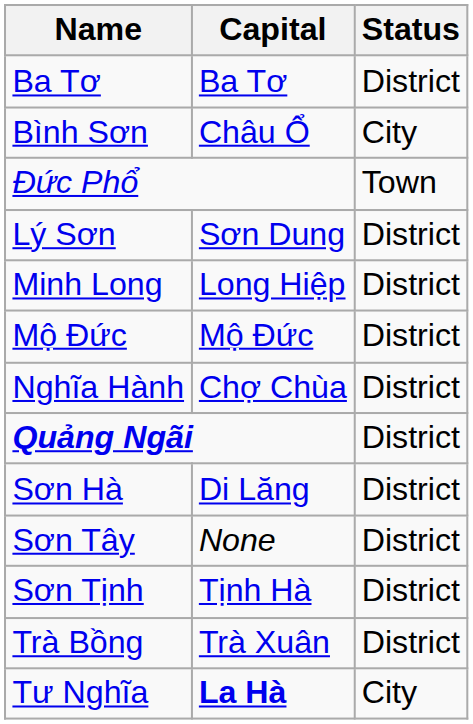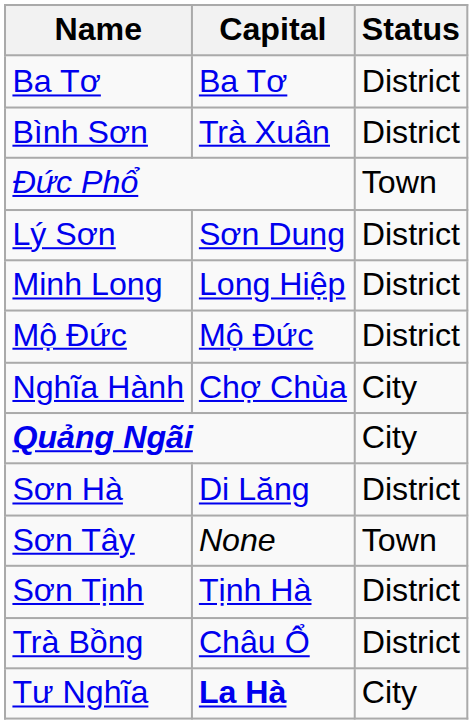(254, 132) Châu Ổ -> (264, 132) Trà Xuân
(389, 132) City -> (411, 132) District
(411, 387) District -> (389, 387) City
(411, 438) District -> (389, 438) City
(411, 540) District -> (399, 540) Town
(264, 642) Trà Xuân -> (254, 642) Châu Ổ
